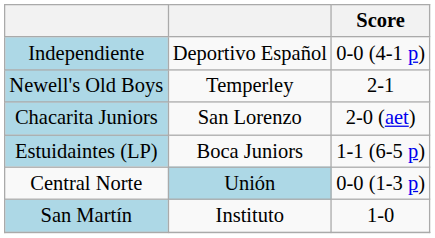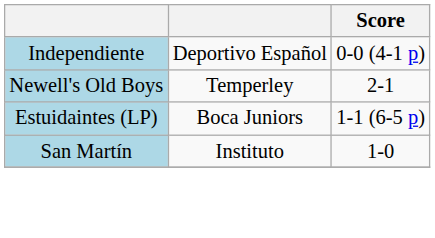- row: (86, 118)
- row: (86, 183)
